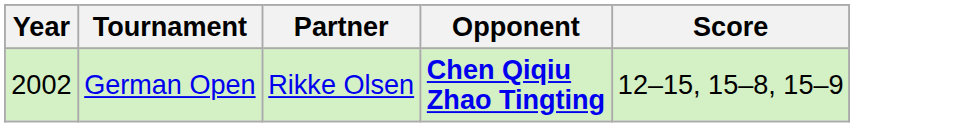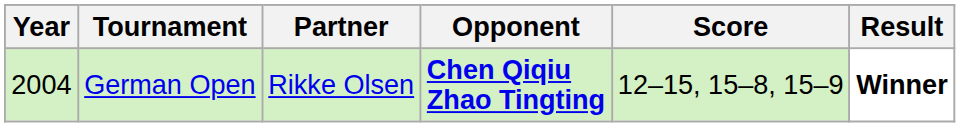+ column: (902, 27)
(41, 85) 2002 -> (41, 85) 2004
